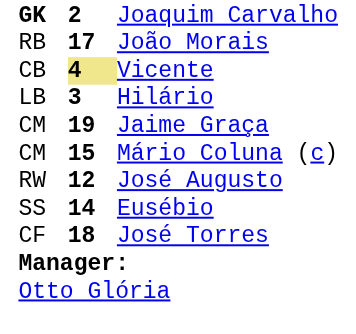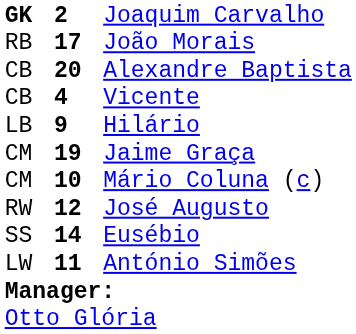+ row: (227, 71)
(75, 71) khaki background -> (61, 99) no background
(75, 99) 3 -> (61, 126) 9
(81, 154) 15 -> (68, 181) 10
- row: (193, 236)
+ row: (200, 264)
